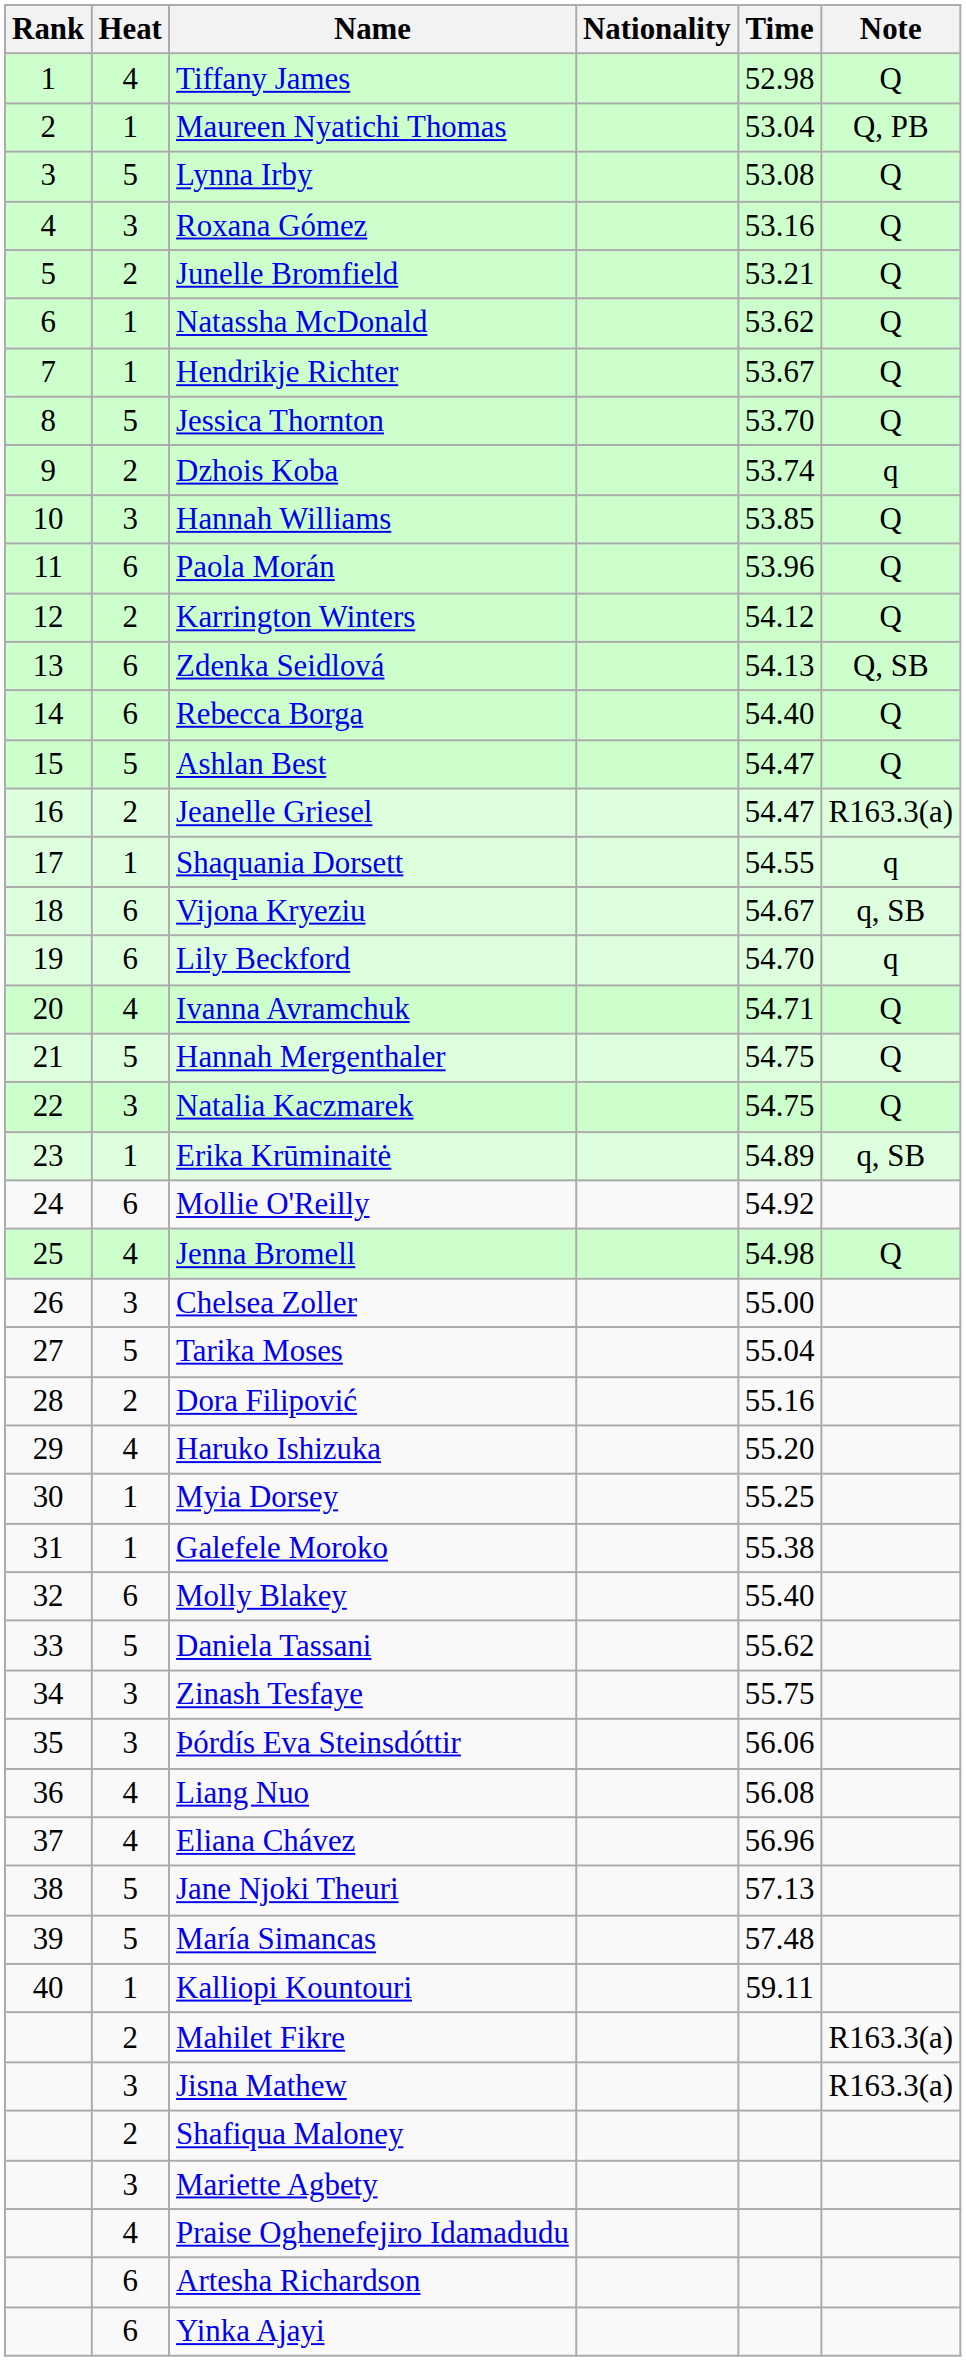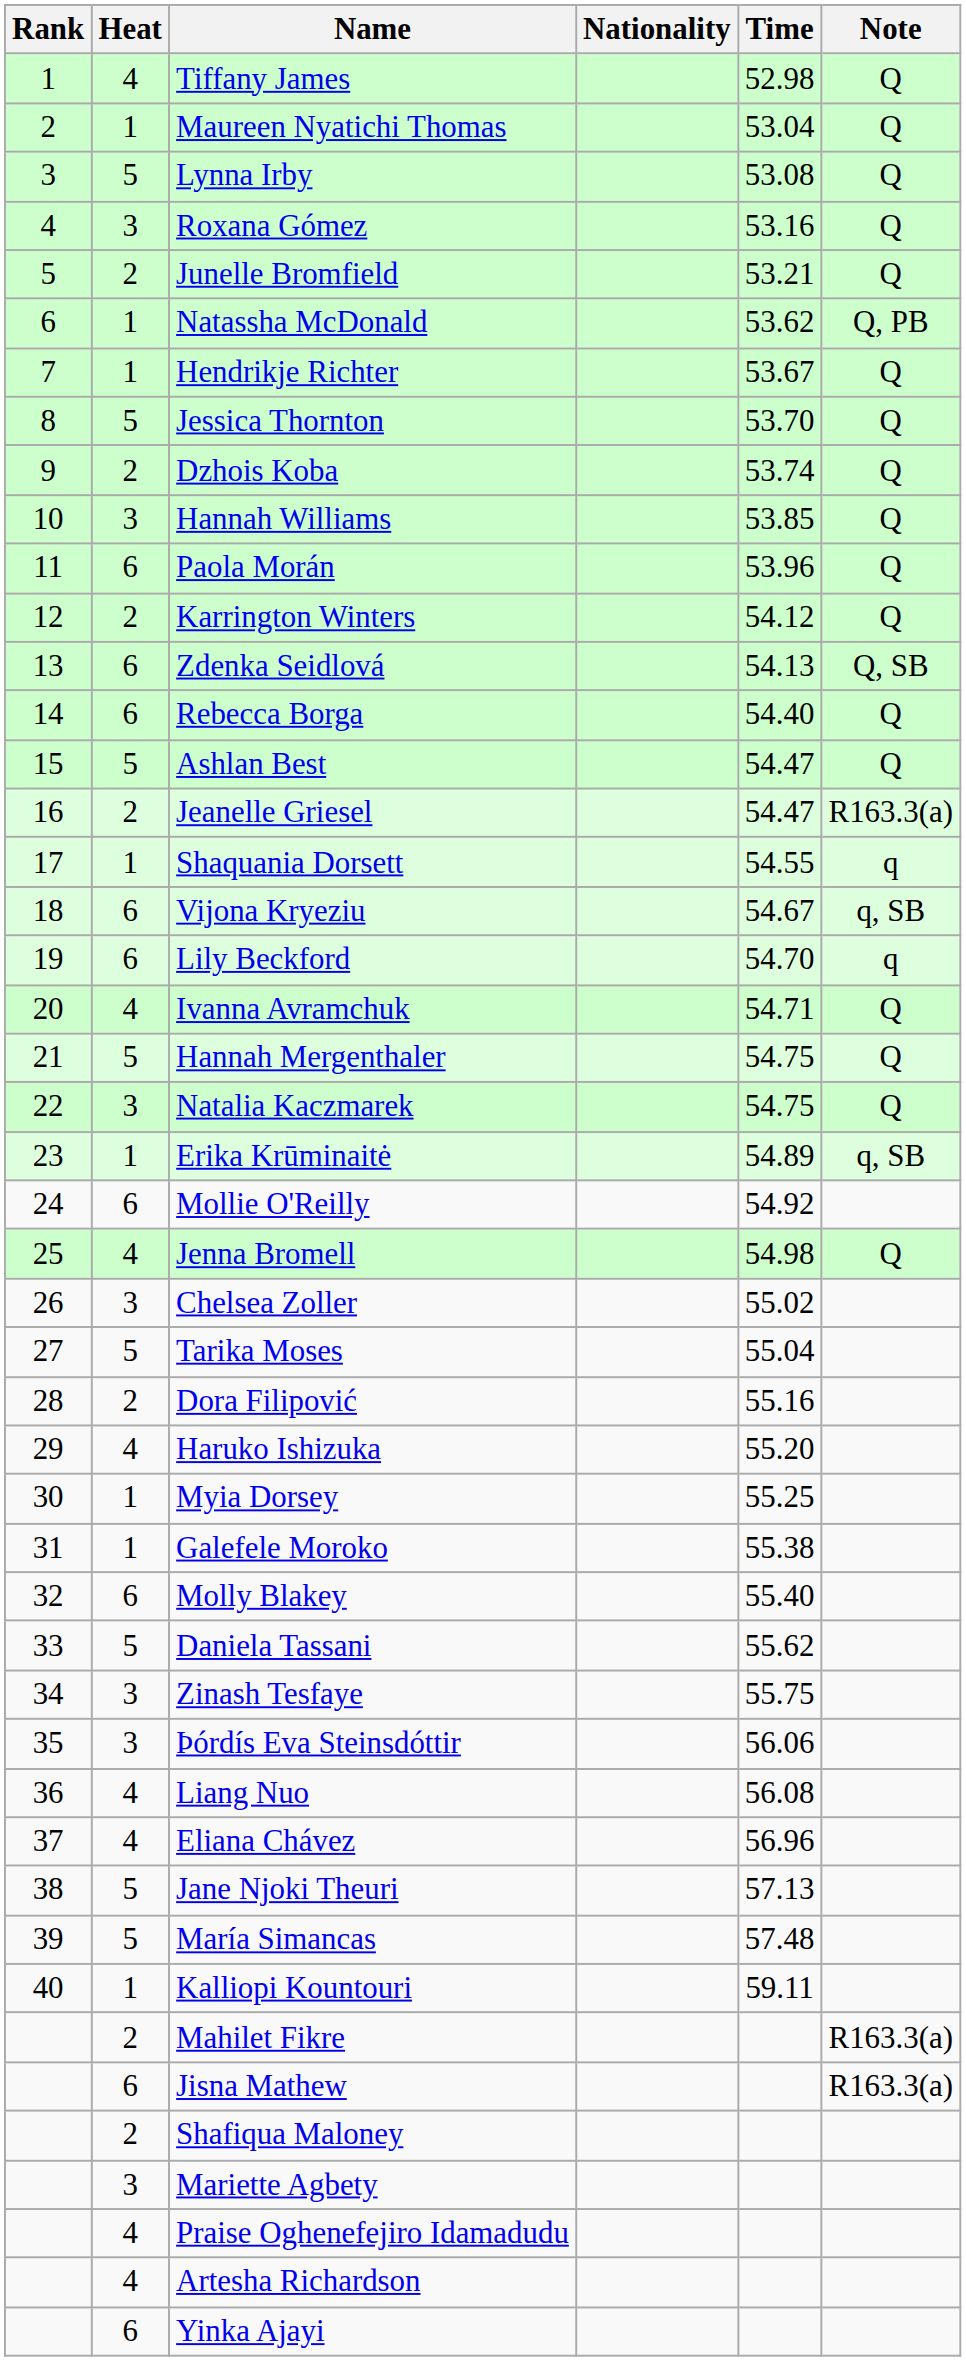(891, 126) Q, PB -> (891, 126) Q
(891, 322) Q -> (891, 322) Q, PB
(891, 469) q -> (891, 469) Q
(780, 1302) 55.00 -> (780, 1302) 55.02
(130, 2085) 3 -> (130, 2085) 6
(130, 2281) 6 -> (130, 2281) 4
